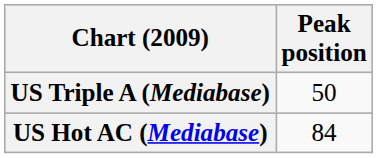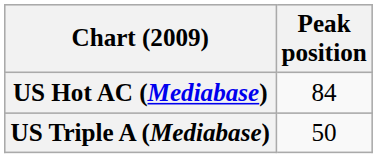rows swapped: (140, 132) <-> (140, 92)
